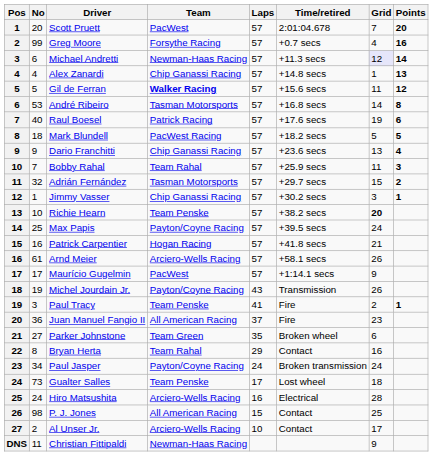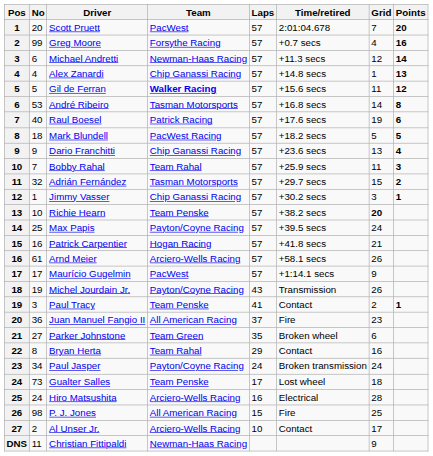(377, 58) lavender background -> (377, 58) no background
(287, 305) Fire -> (296, 305) Contact
(296, 413) Contact -> (287, 413) Fire
